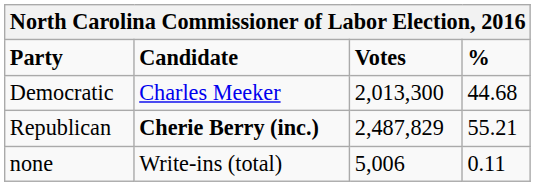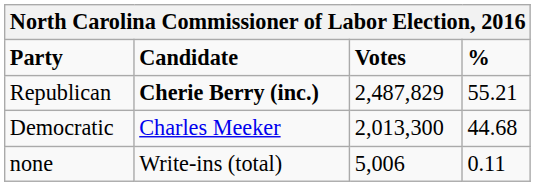rows swapped: (60, 127) <-> (62, 92)
